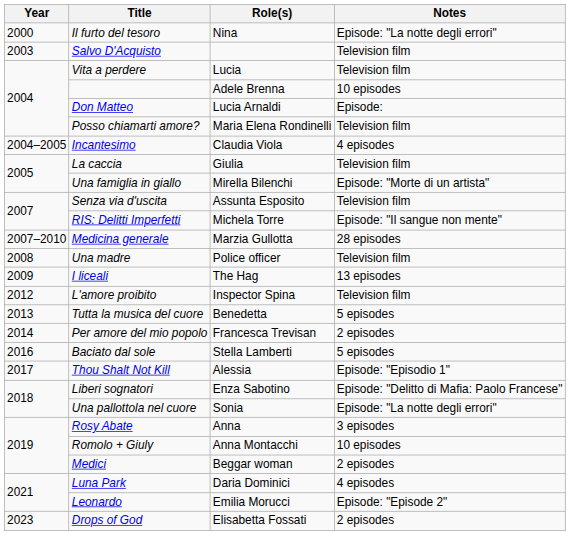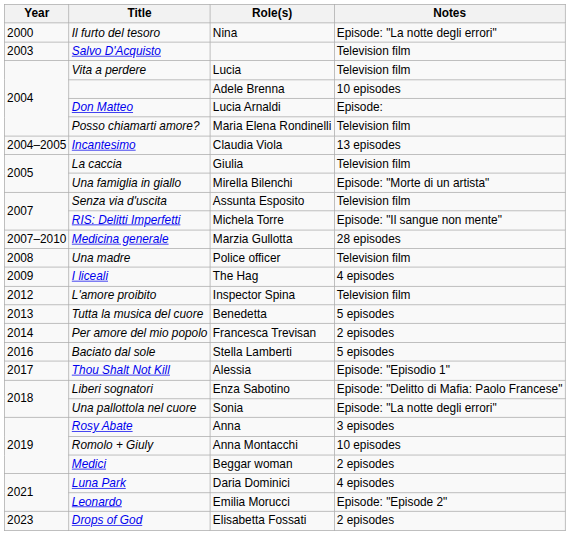(365, 145) 4 episodes -> (369, 145) 13 episodes
(369, 276) 13 episodes -> (365, 276) 4 episodes
